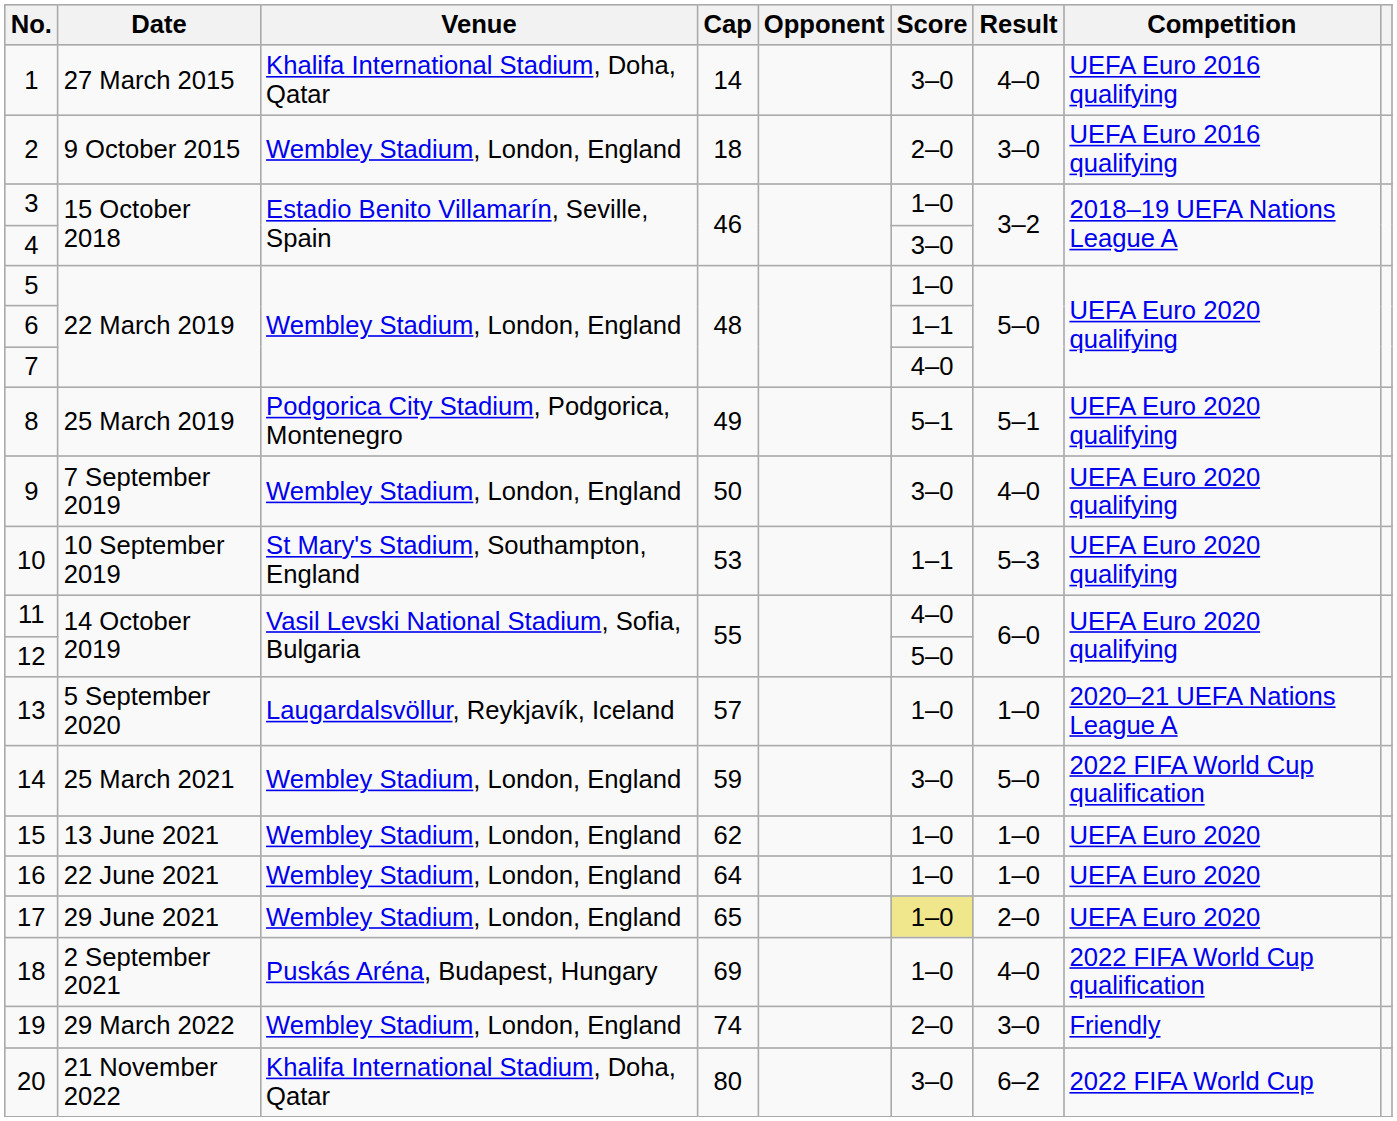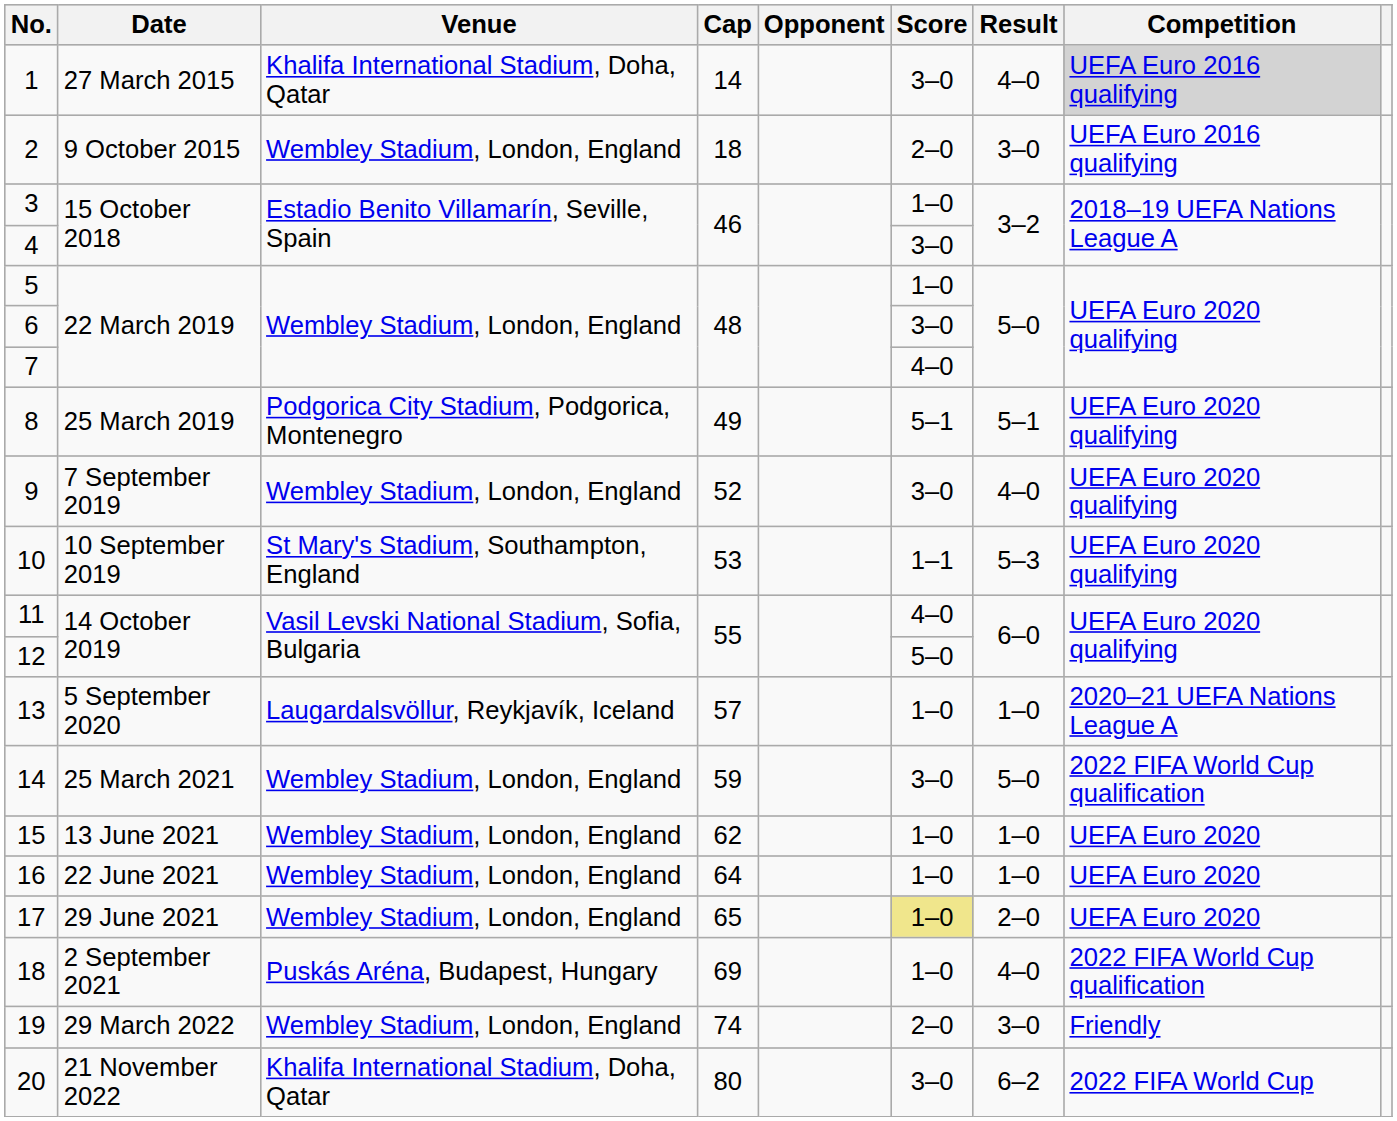(1165, 79) no background -> (1165, 79) lightgrey background
(932, 326) 1–1 -> (932, 326) 3–0
(728, 490) 50 -> (728, 490) 52
